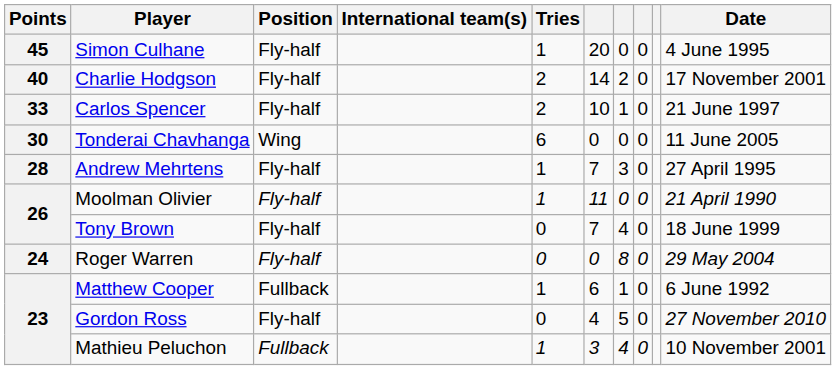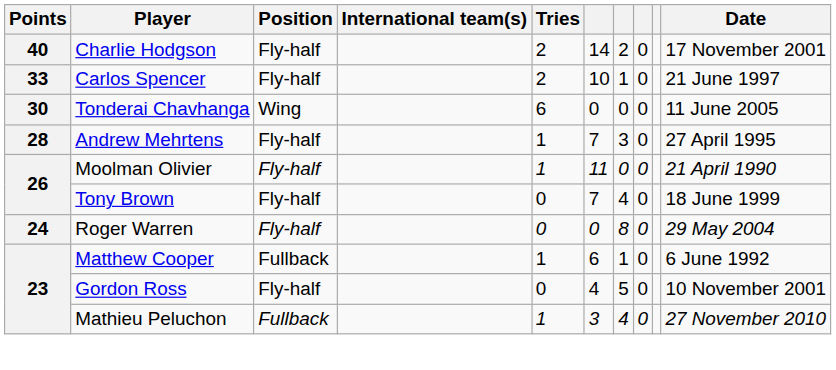- row: (140, 49)
(746, 318) 27 November 2010 -> (746, 288) 10 November 2001
(746, 348) 10 November 2001 -> (746, 318) 27 November 2010
